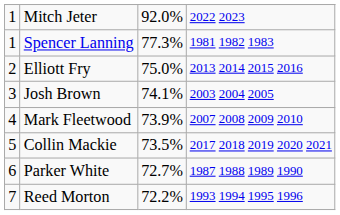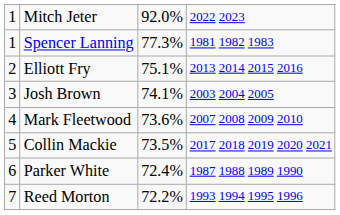(162, 68) 75.0% -> (162, 68) 75.1%
(162, 119) 73.9% -> (162, 119) 73.6%
(162, 171) 72.7% -> (162, 171) 72.4%
